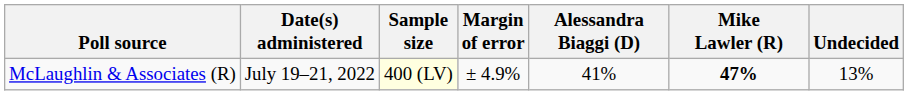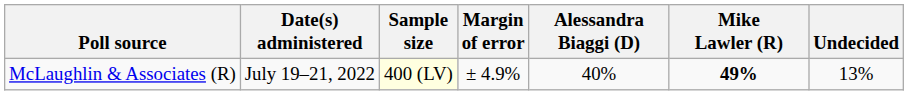(599, 73) 41% -> (599, 73) 40%
(739, 73) 47% -> (739, 73) 49%
